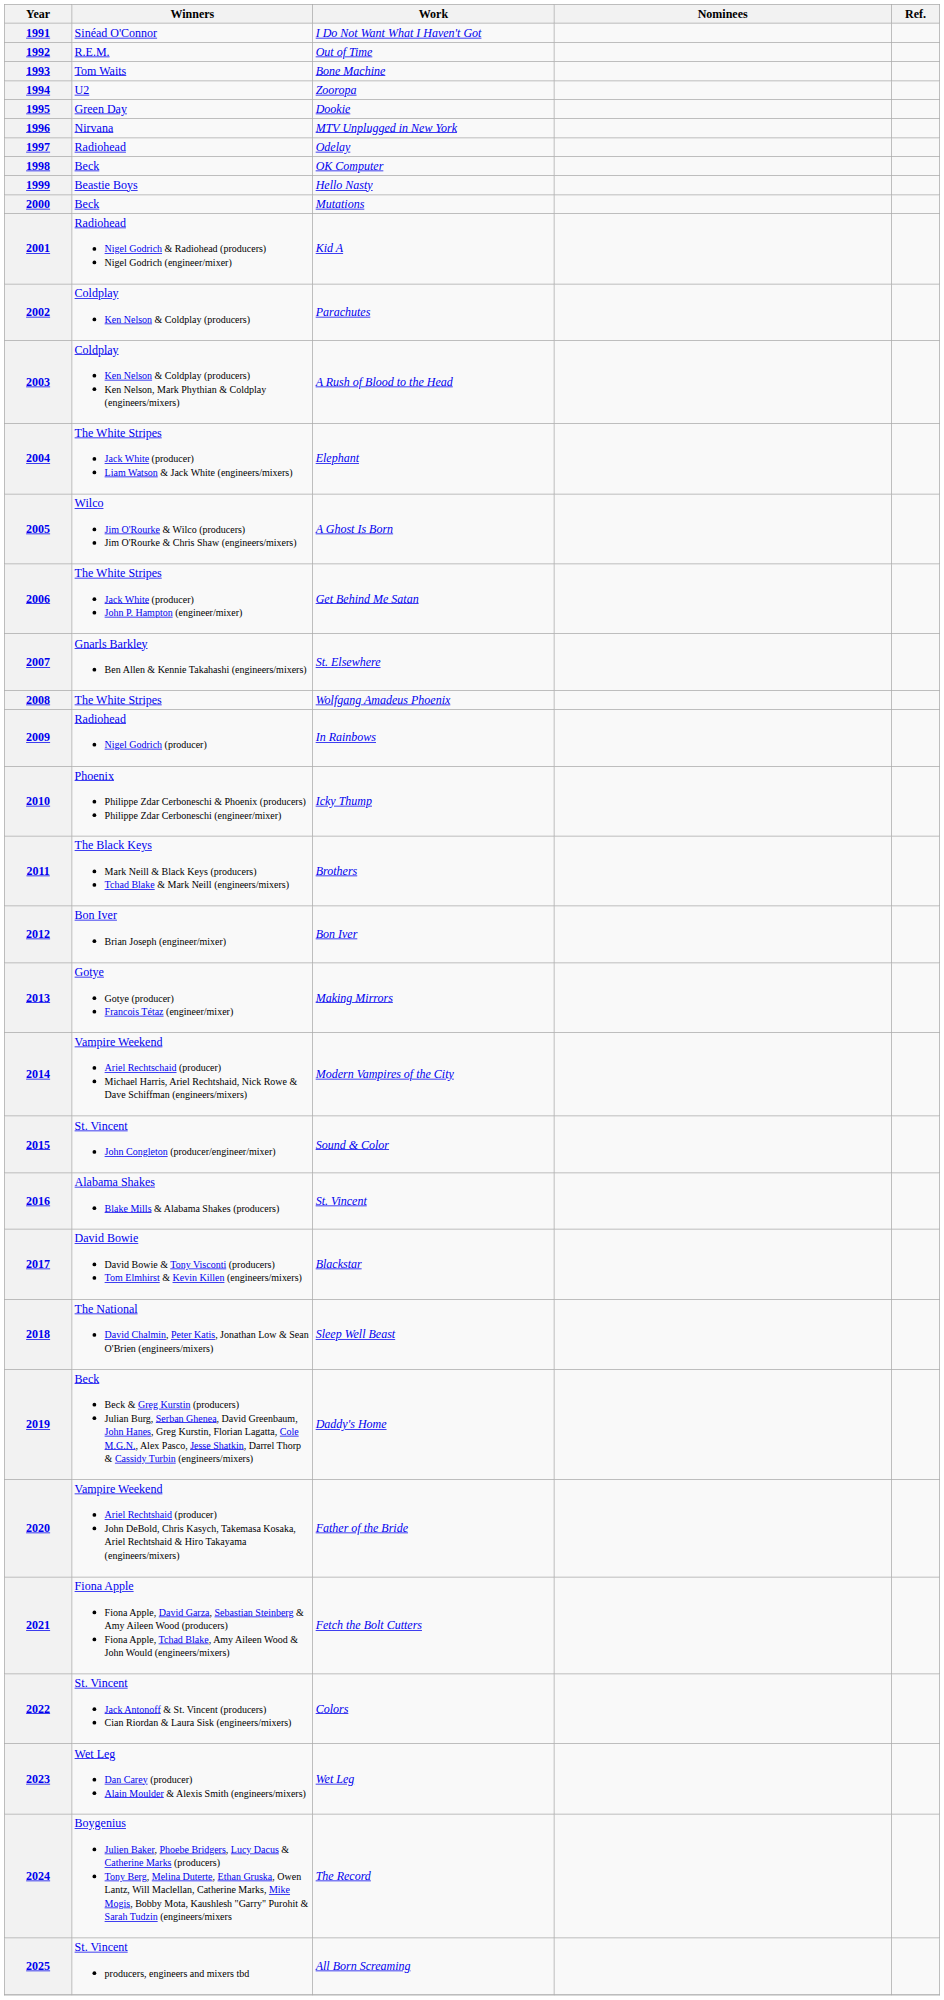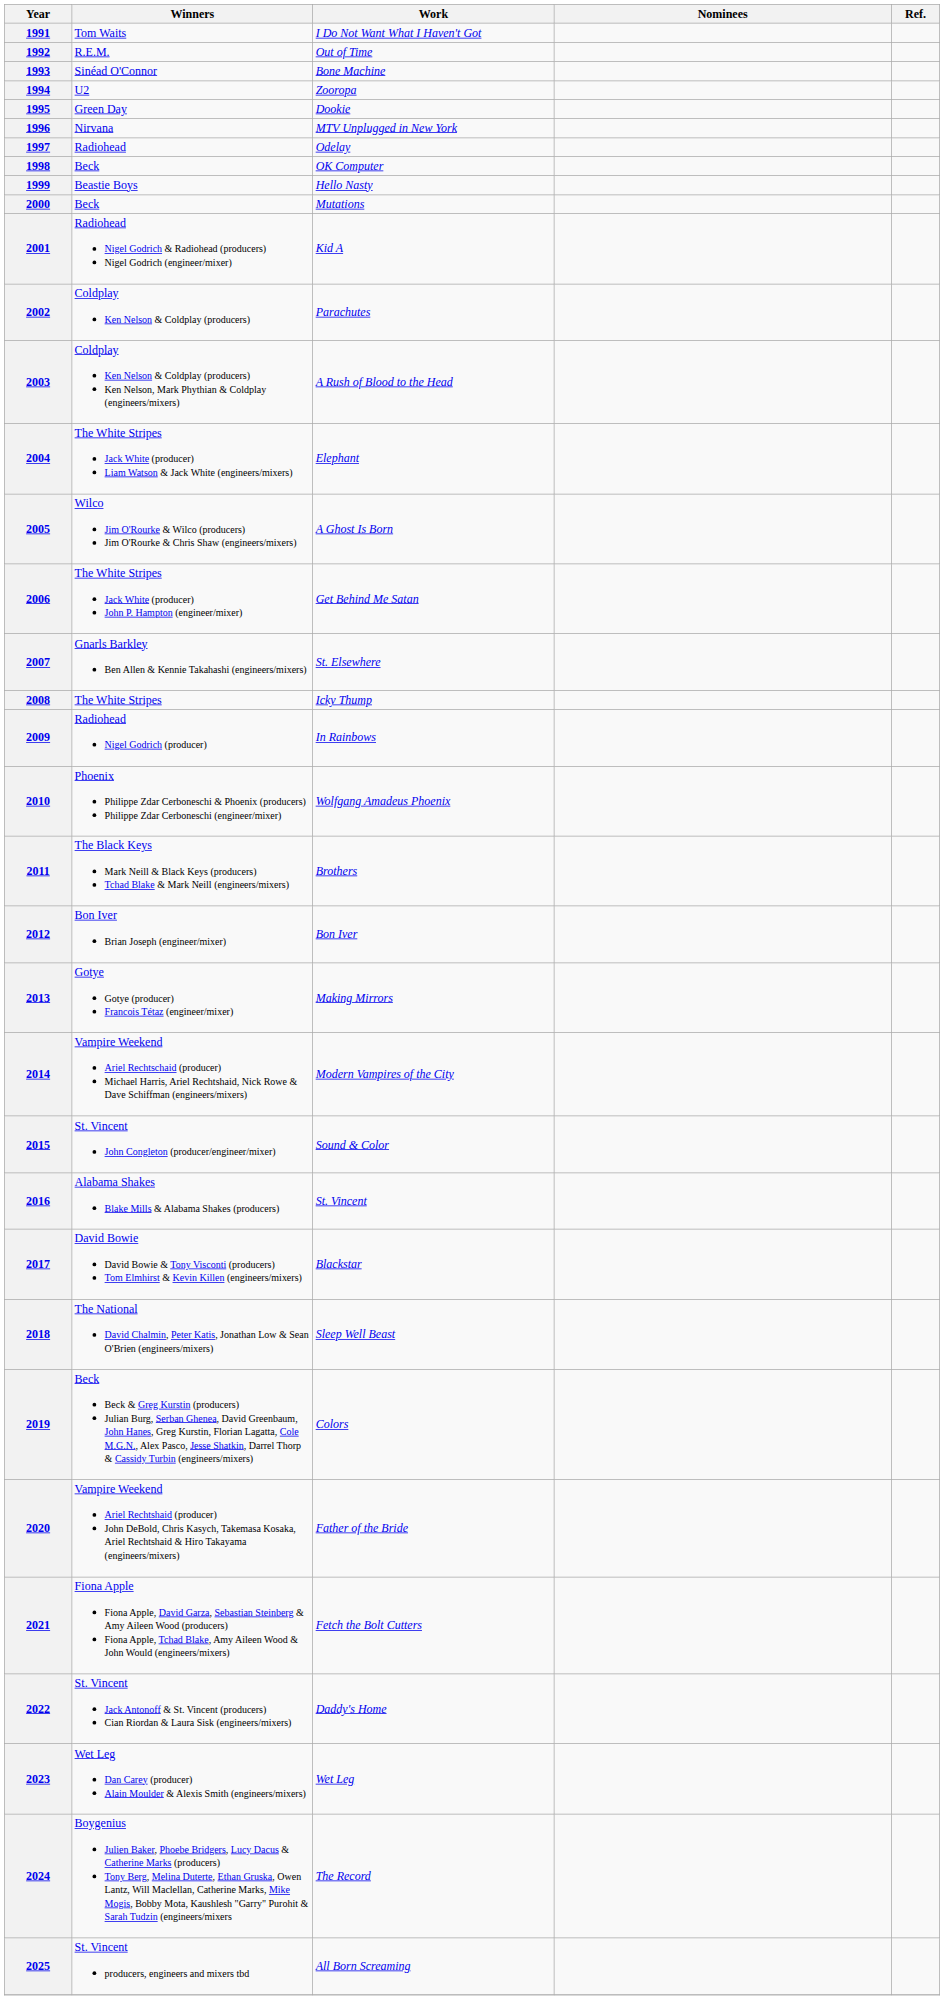(116, 33) Sinéad O'Connor -> (100, 33) Tom Waits
(100, 71) Tom Waits -> (116, 71) Sinéad O'Connor
(383, 700) Wolfgang Amadeus Phoenix -> (344, 700) Icky Thump
(344, 801) Icky Thump -> (383, 801) Wolfgang Amadeus Phoenix
(351, 1424) Daddy's Home -> (332, 1424) Colors
(332, 1709) Colors -> (351, 1709) Daddy's Home
